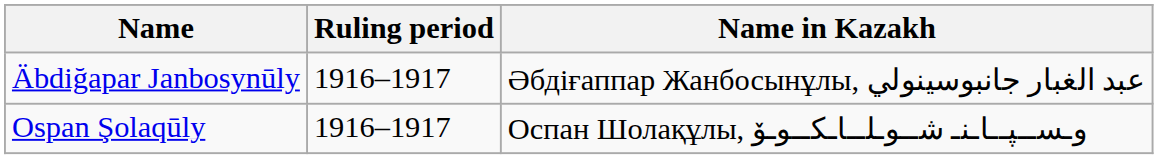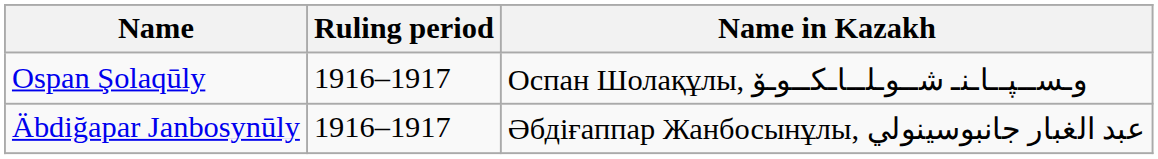rows swapped: (156, 77) <-> (109, 127)
